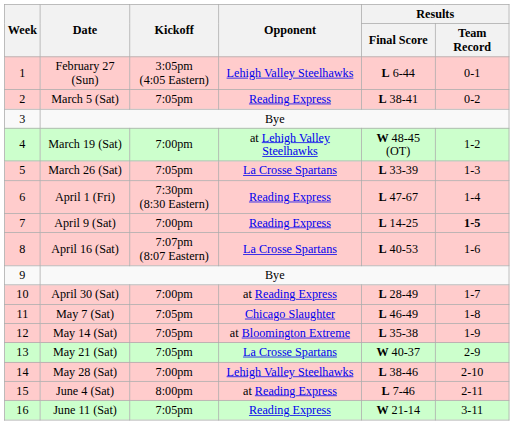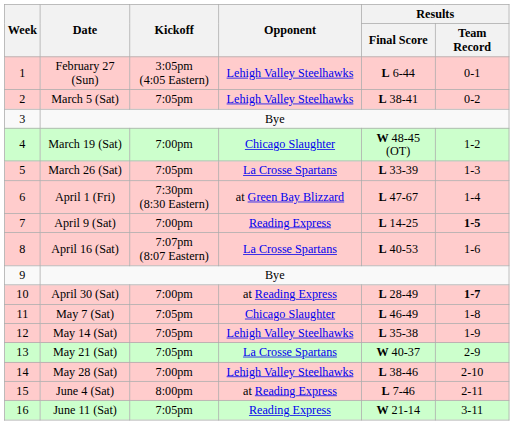(290, 99) Reading Express -> (290, 99) Lehigh Valley Steelhawks
(290, 144) at Lehigh Valley Steelhawks -> (290, 144) Chicago Slaughter
(290, 197) Reading Express -> (290, 197) at Green Bay Blizzard
(472, 294) normal -> (472, 294) bold
(290, 333) at Bloomington Extreme -> (290, 333) Lehigh Valley Steelhawks
